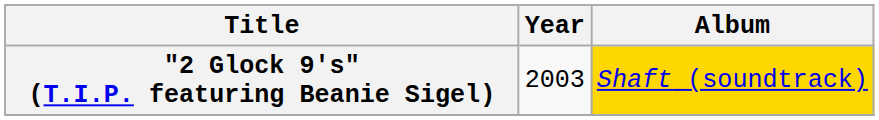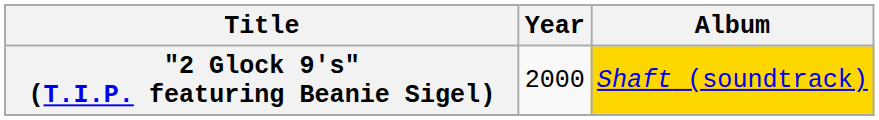(555, 81) 2003 -> (555, 81) 2000
